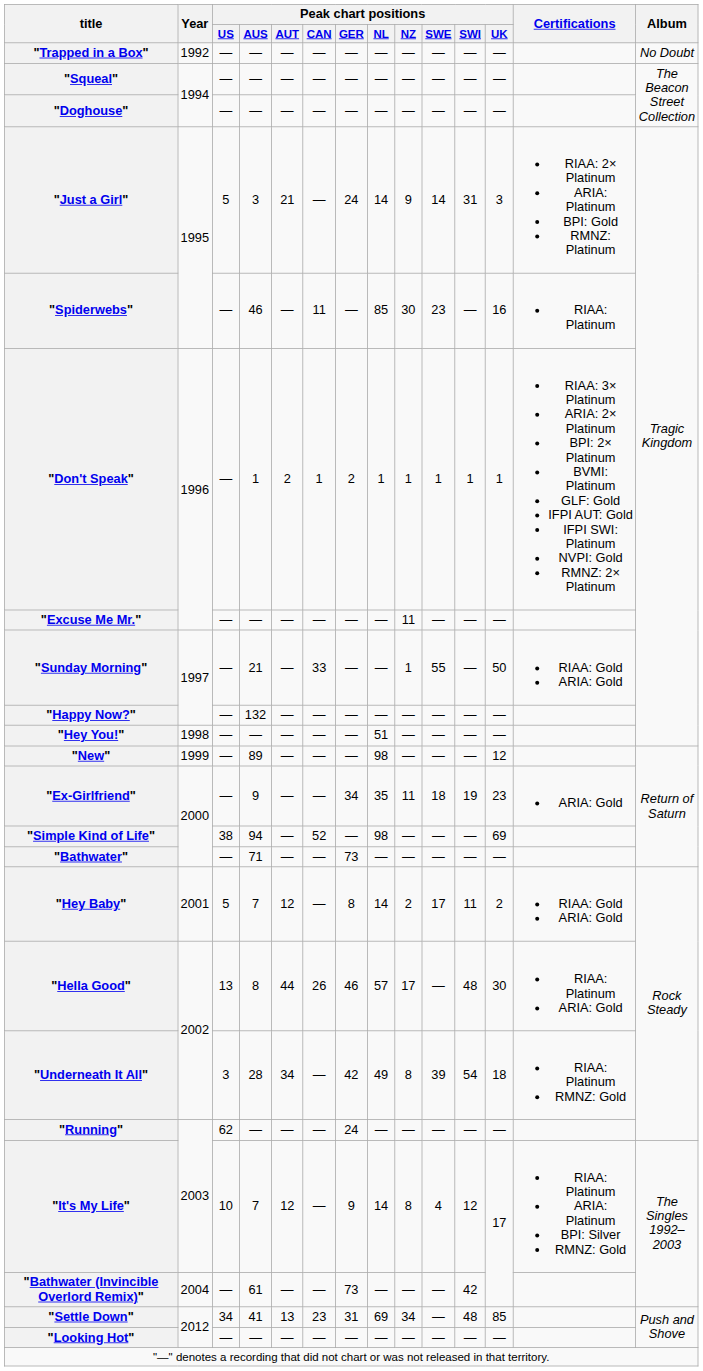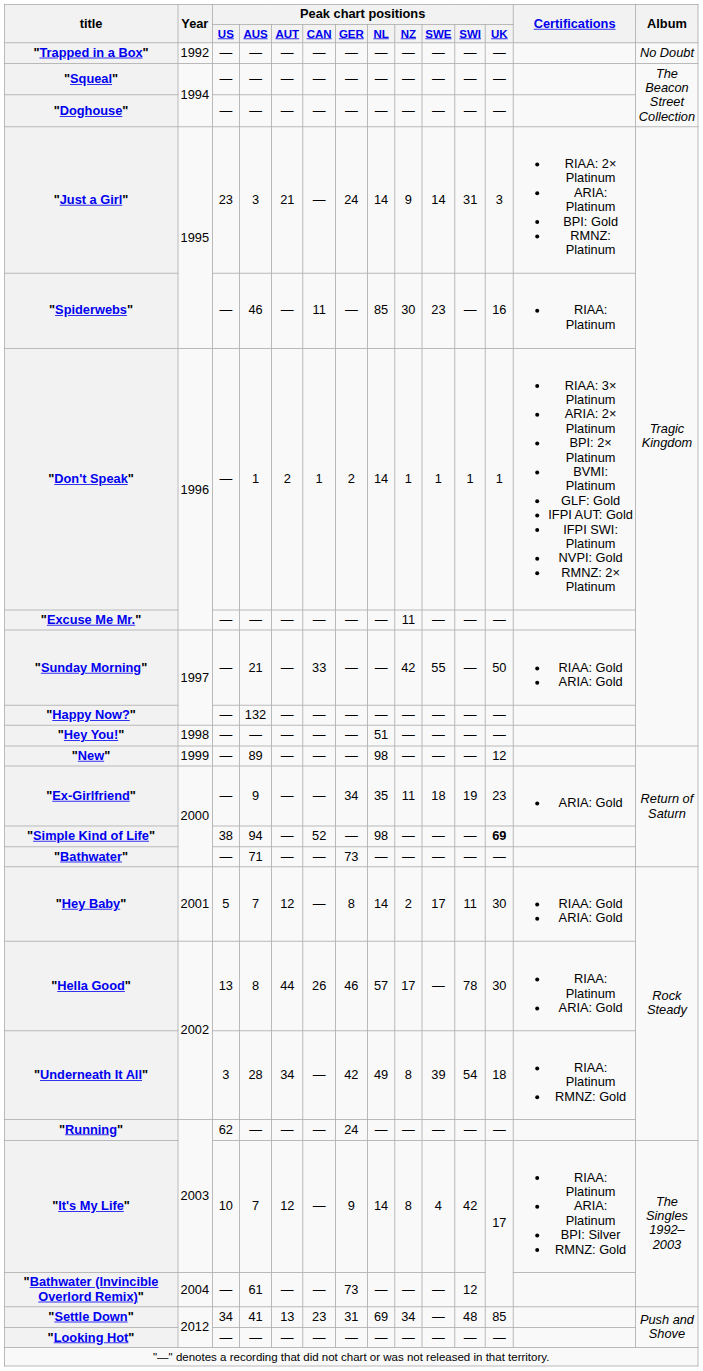(226, 200) 5 -> (226, 200) 23
(381, 479) 1 -> (381, 479) 14
(408, 667) 1 -> (408, 667) 42
(499, 836) normal -> (499, 836) bold
(499, 904) 2 -> (499, 904) 30
(470, 986) 48 -> (470, 986) 78
(470, 1206) 12 -> (470, 1206) 42
(470, 1289) 42 -> (470, 1289) 12
